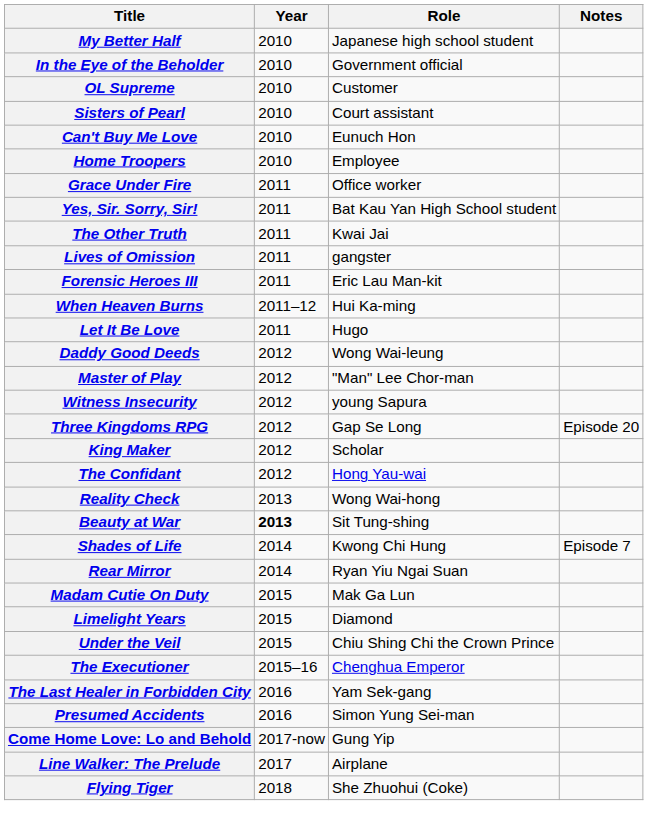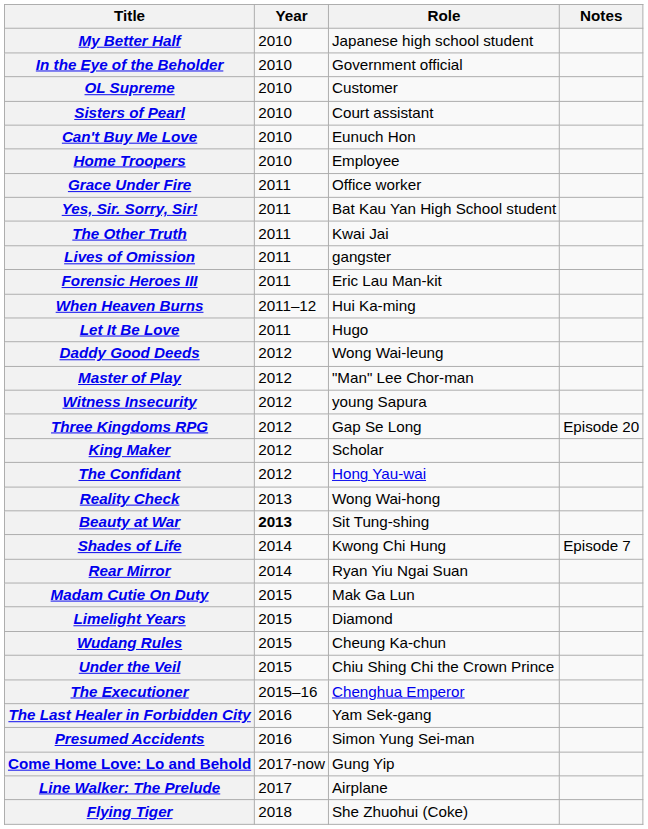+ row: (130, 643)
